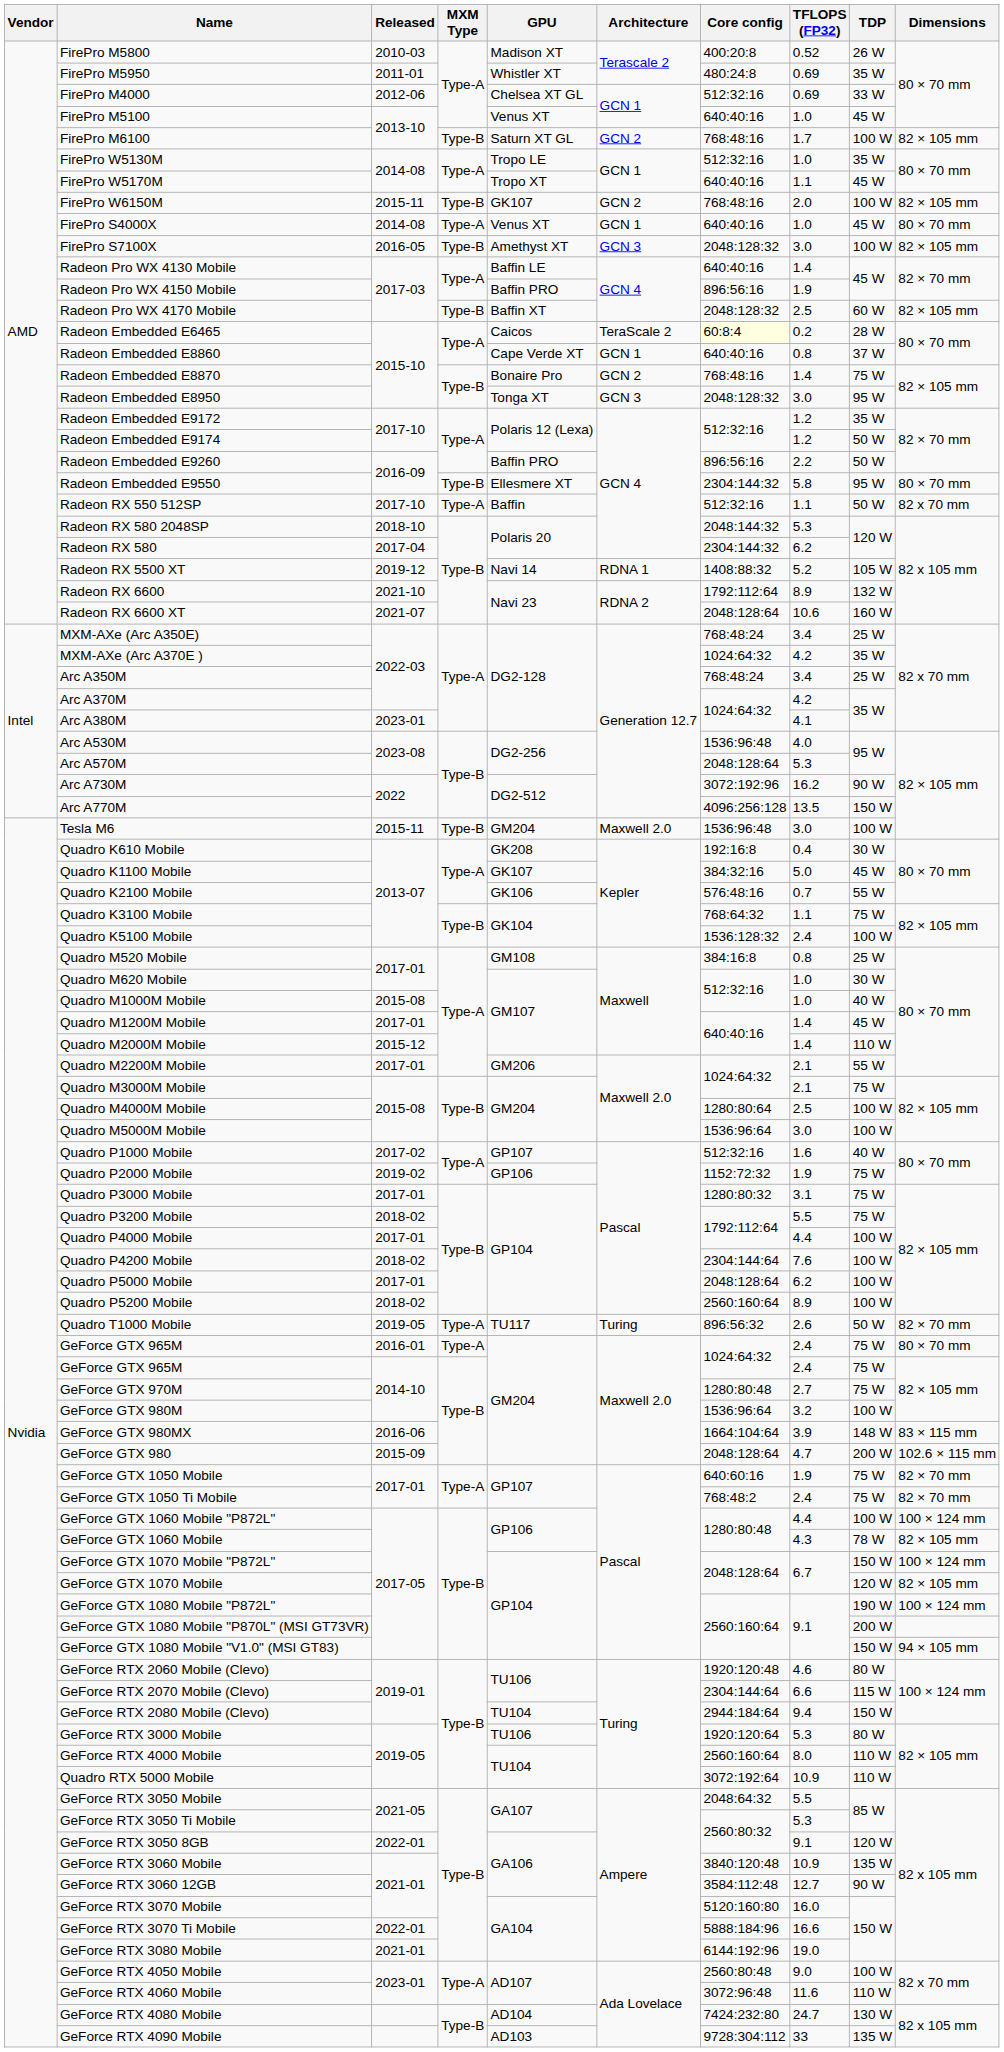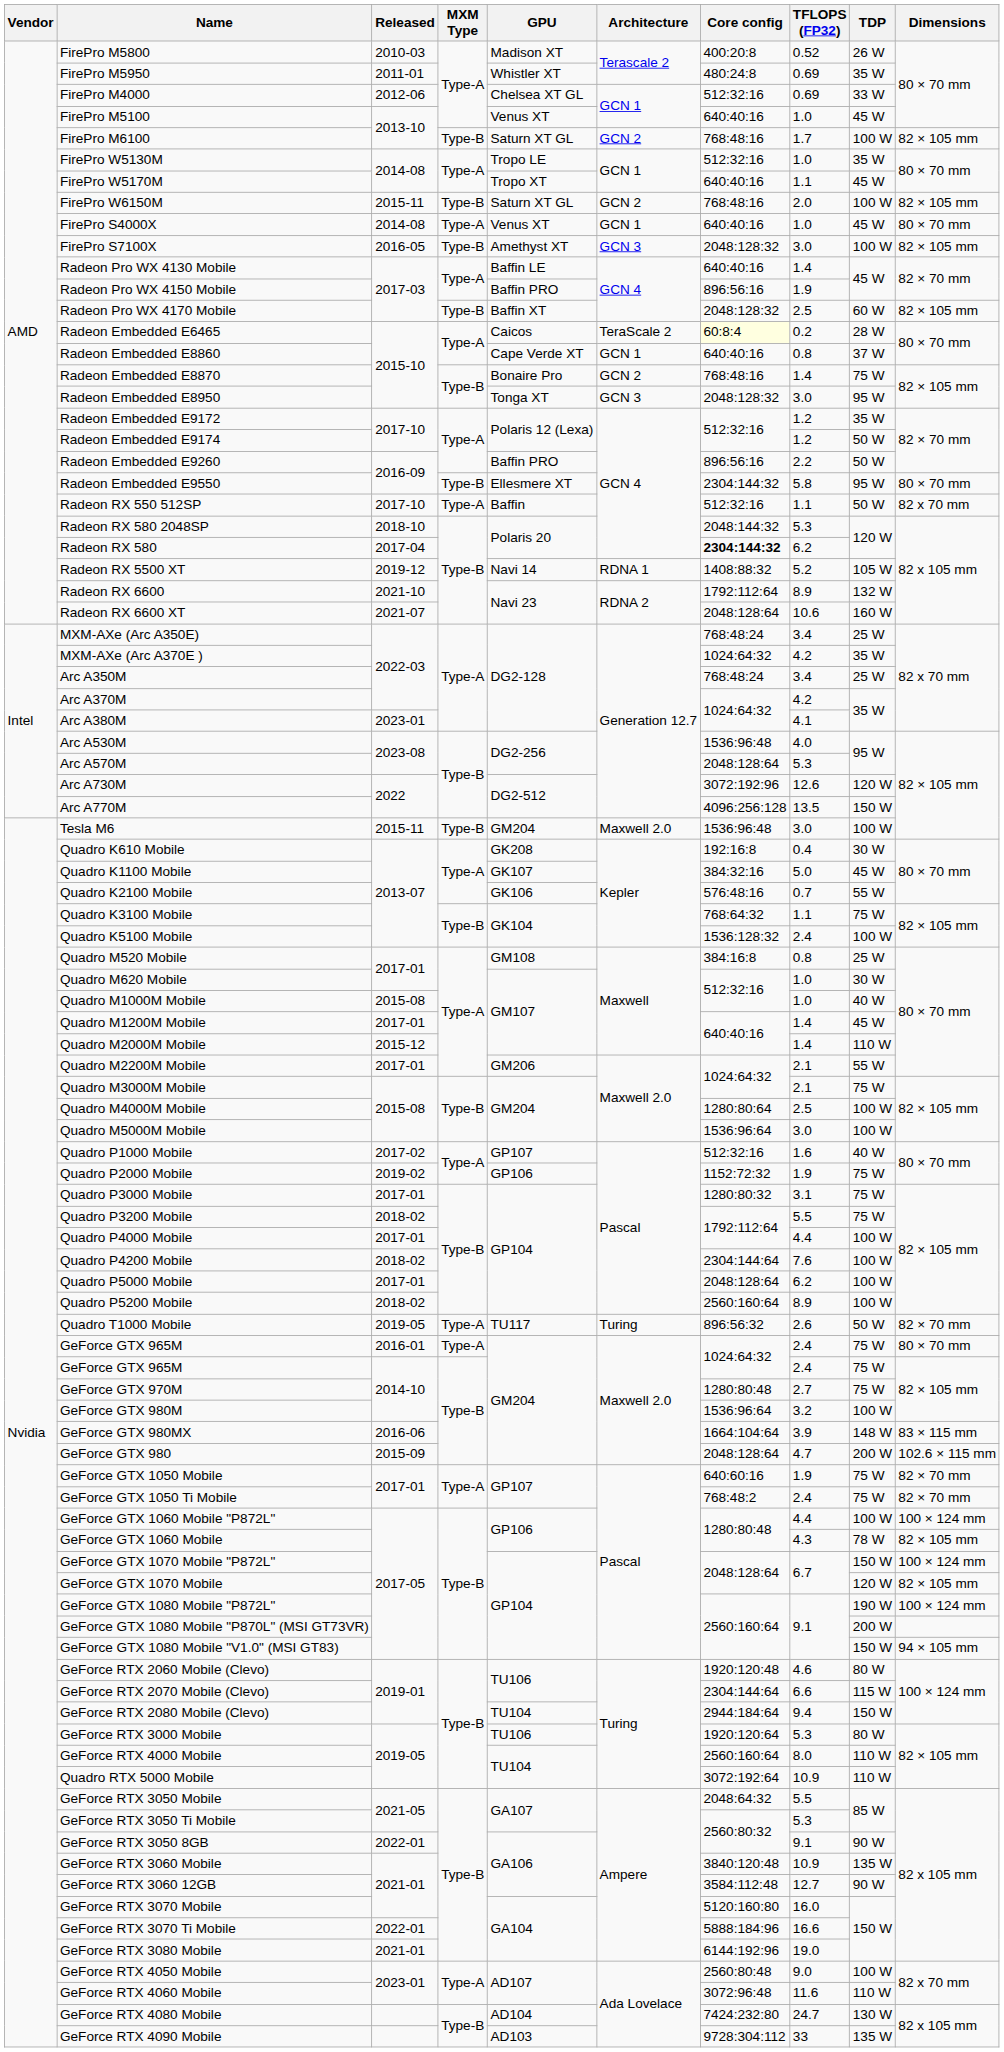(512, 203) GK107 -> (532, 203) Saturn XT GL
(741, 548) normal -> (742, 548) bold
(806, 785) 16.2 -> (806, 785) 12.6
(869, 785) 90 W -> (872, 785) 120 W
(872, 1842) 120 W -> (869, 1842) 90 W
